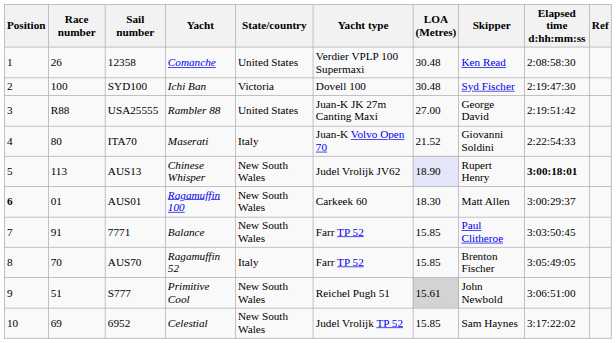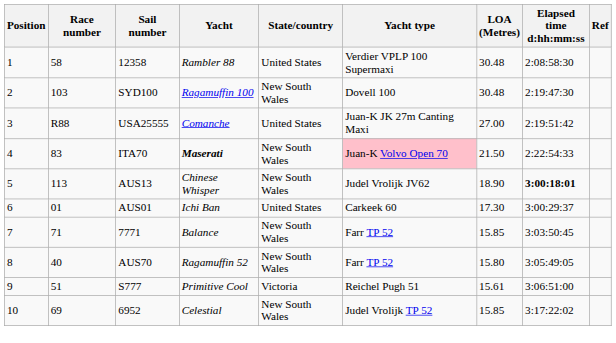- column: (492, 25)
(56, 62) 26 -> (56, 62) 58
(192, 62) Comanche -> (208, 62) Rambler 88
(59, 86) 100 -> (59, 93) 103
(187, 86) Ichi Ban -> (218, 93) Ragamuffin 100
(256, 86) Victoria -> (286, 93) New South Wales
(194, 110) Rambler 88 -> (206, 123) Comanche
(56, 141) 80 -> (56, 153) 83
(188, 141) normal -> (202, 153) bold
(248, 141) Italy -> (286, 153) New South Wales
(360, 141) no background -> (396, 153) pink background
(428, 141) 21.52 -> (492, 153) 21.50
(428, 171) lavender background -> (492, 184) no background
(10, 201) bold -> (10, 208) normal
(194, 201) Ragamuffin 100 -> (201, 208) Ichi Ban
(263, 201) New South Wales -> (291, 208) United States
(428, 201) 18.30 -> (492, 208) 17.30
(56, 232) 91 -> (56, 232) 71
(56, 262) 70 -> (56, 262) 40
(248, 262) Italy -> (286, 262) New South Wales
(428, 262) 15.85 -> (492, 262) 15.80
(263, 292) New South Wales -> (279, 286) Victoria
(428, 292) lightgrey background -> (492, 286) no background
